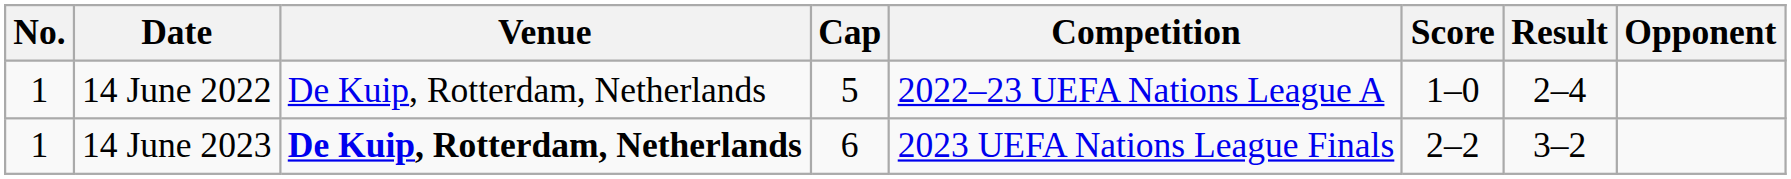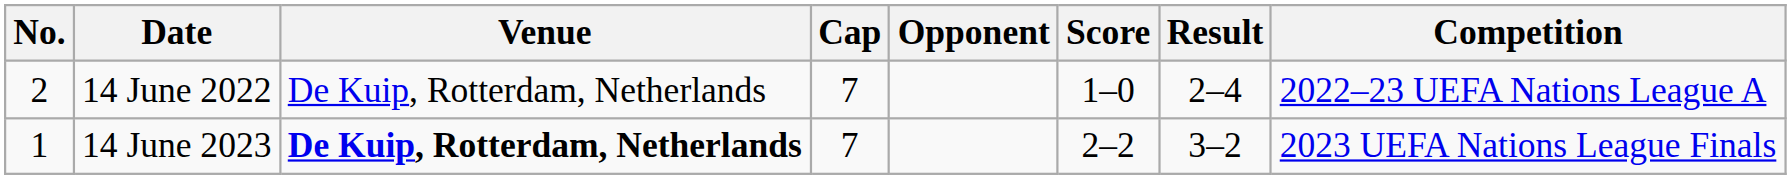columns swapped: (1700, 32) <-> (1146, 32)
(39, 88) 1 -> (39, 88) 2
(850, 88) 5 -> (850, 88) 7
(850, 145) 6 -> (850, 145) 7
